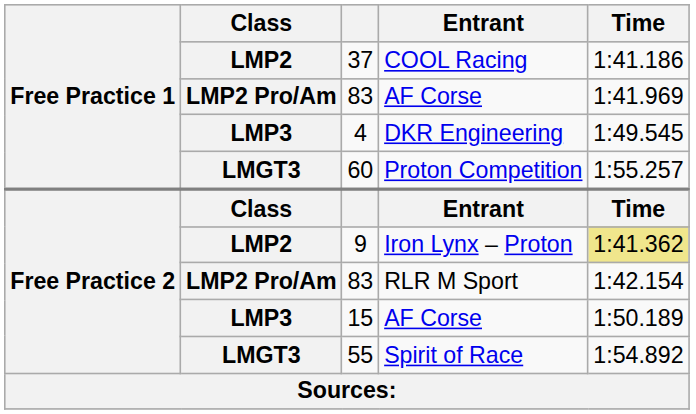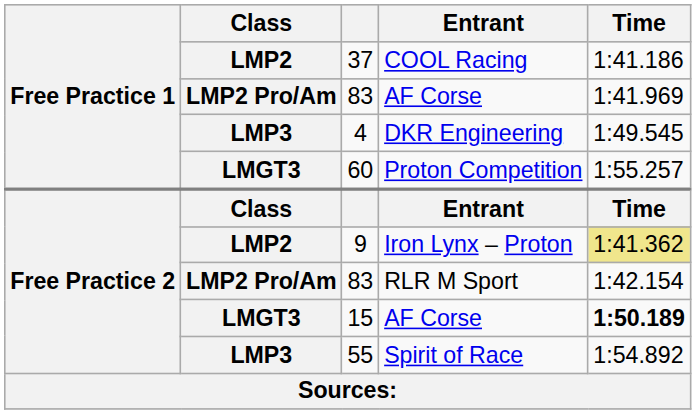(261, 318) LMP3 -> (261, 318) LMGT3
(638, 318) normal -> (639, 318) bold
(261, 355) LMGT3 -> (261, 355) LMP3
